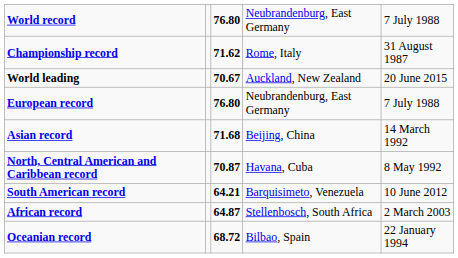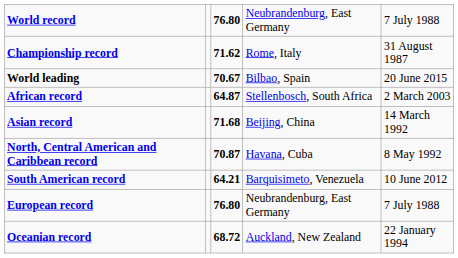(303, 78) Auckland, New Zealand -> (278, 78) Bilbao, Spain
rows swapped: (45, 211) <-> (50, 103)
(278, 237) Bilbao, Spain -> (303, 237) Auckland, New Zealand
